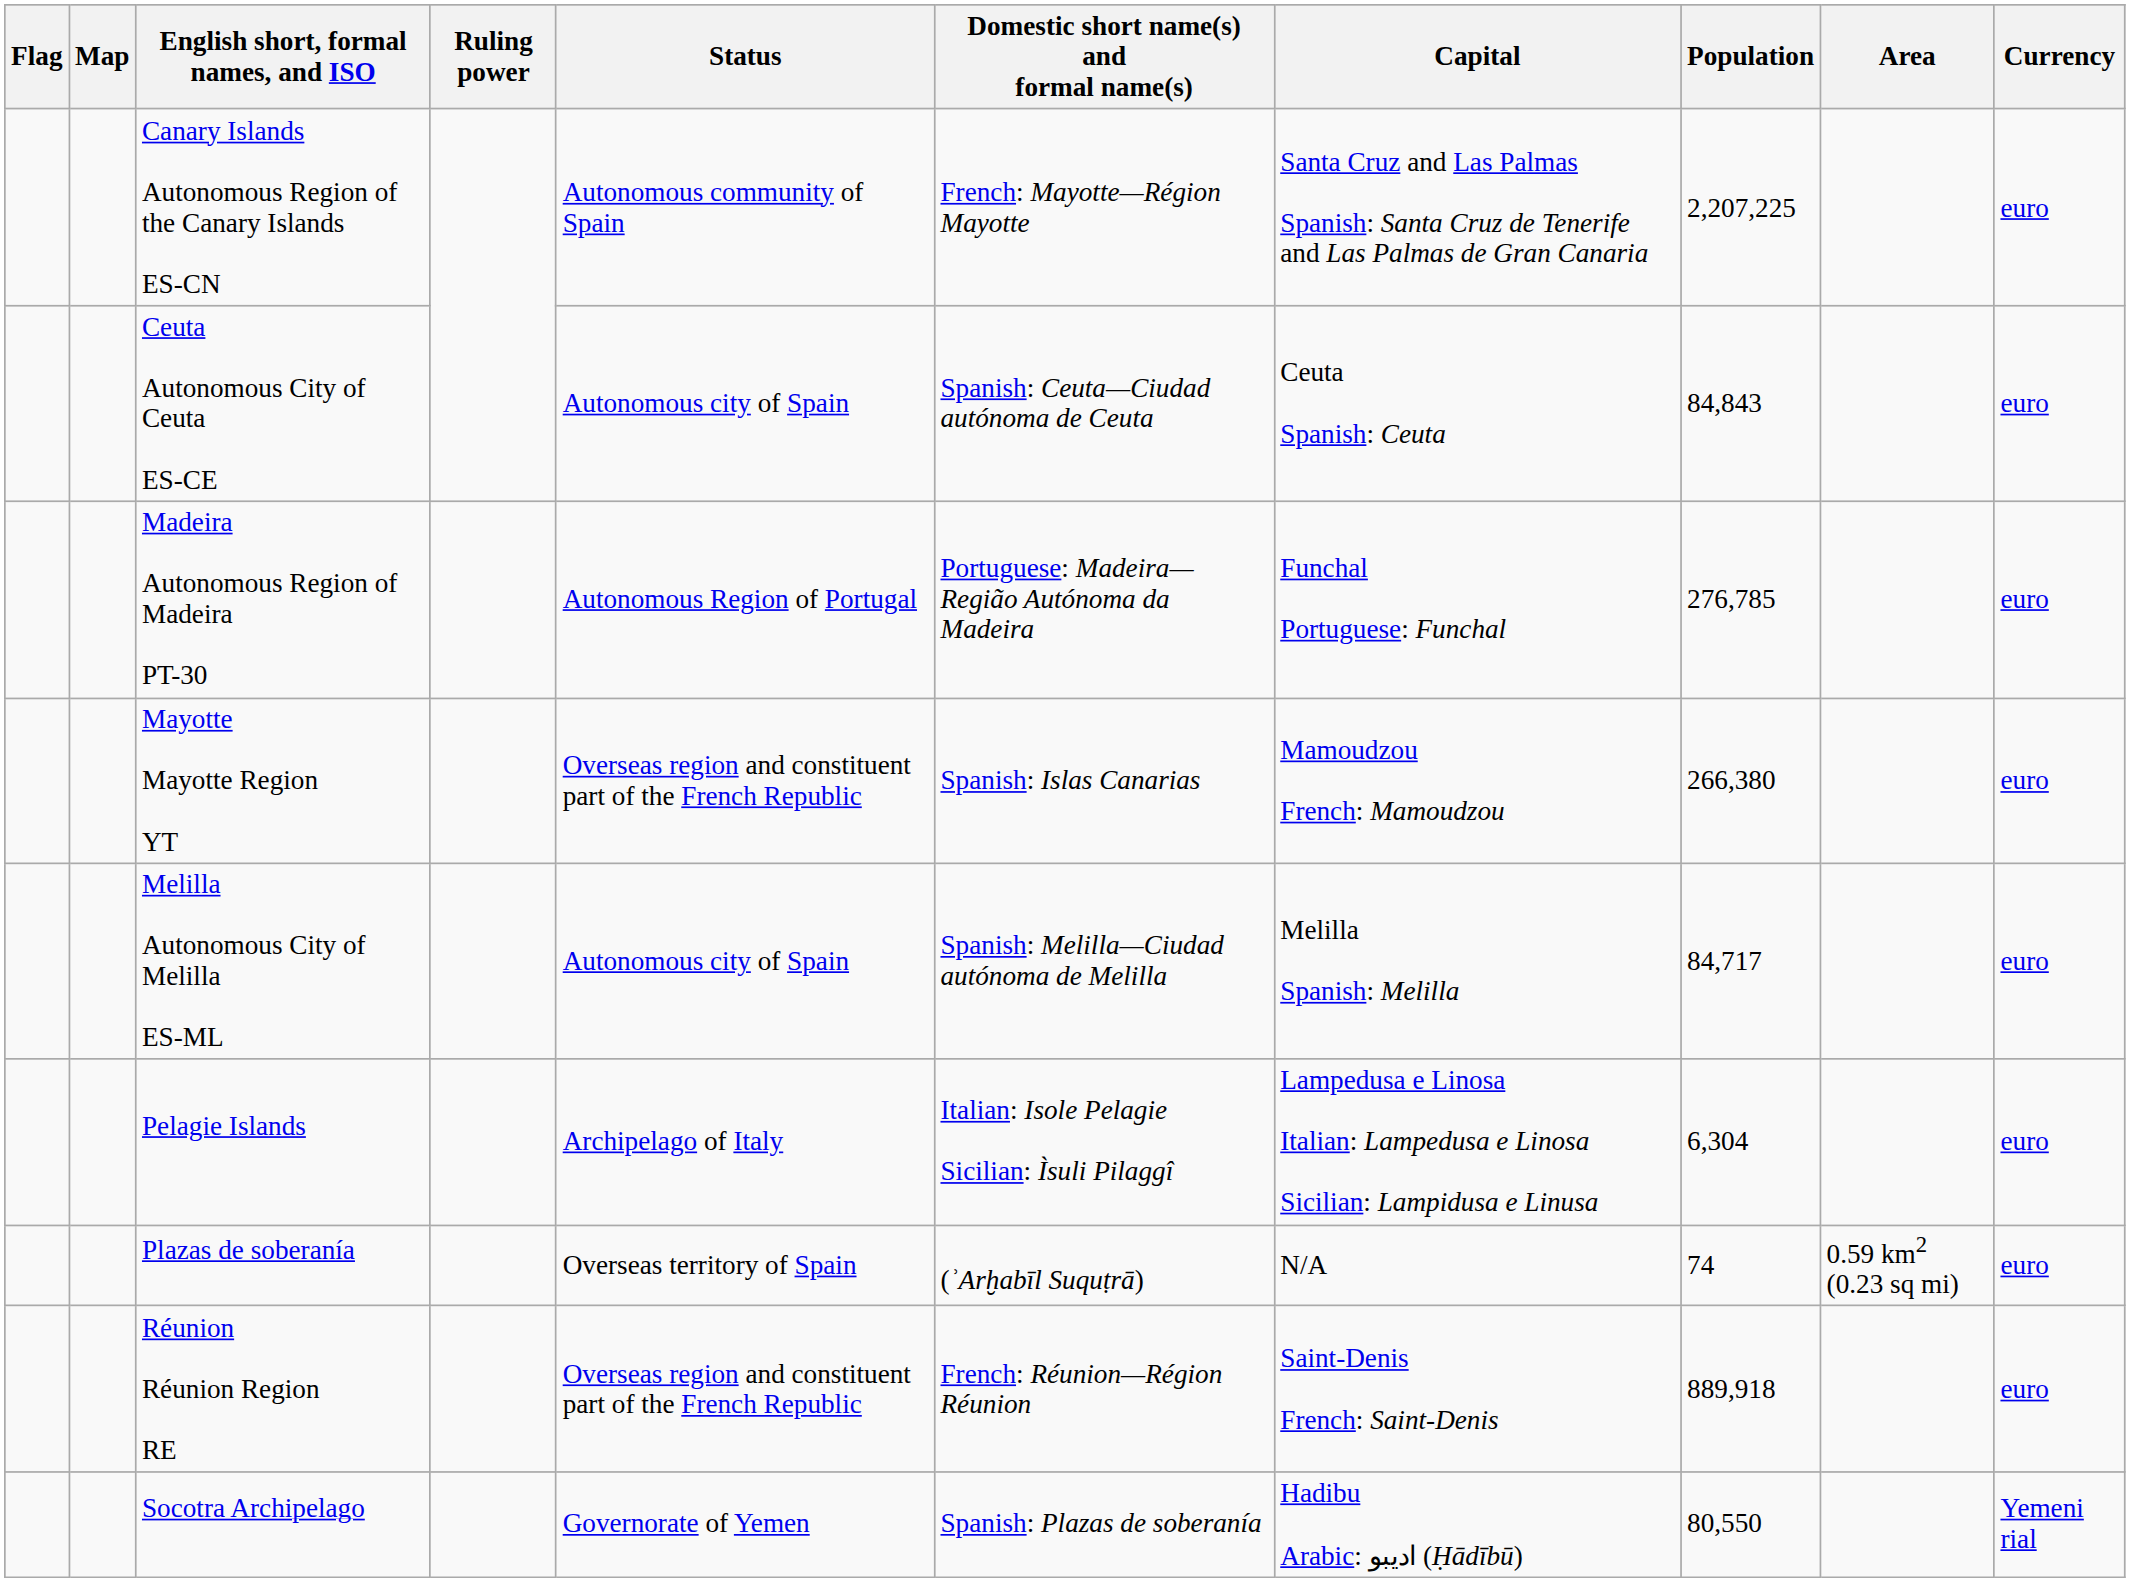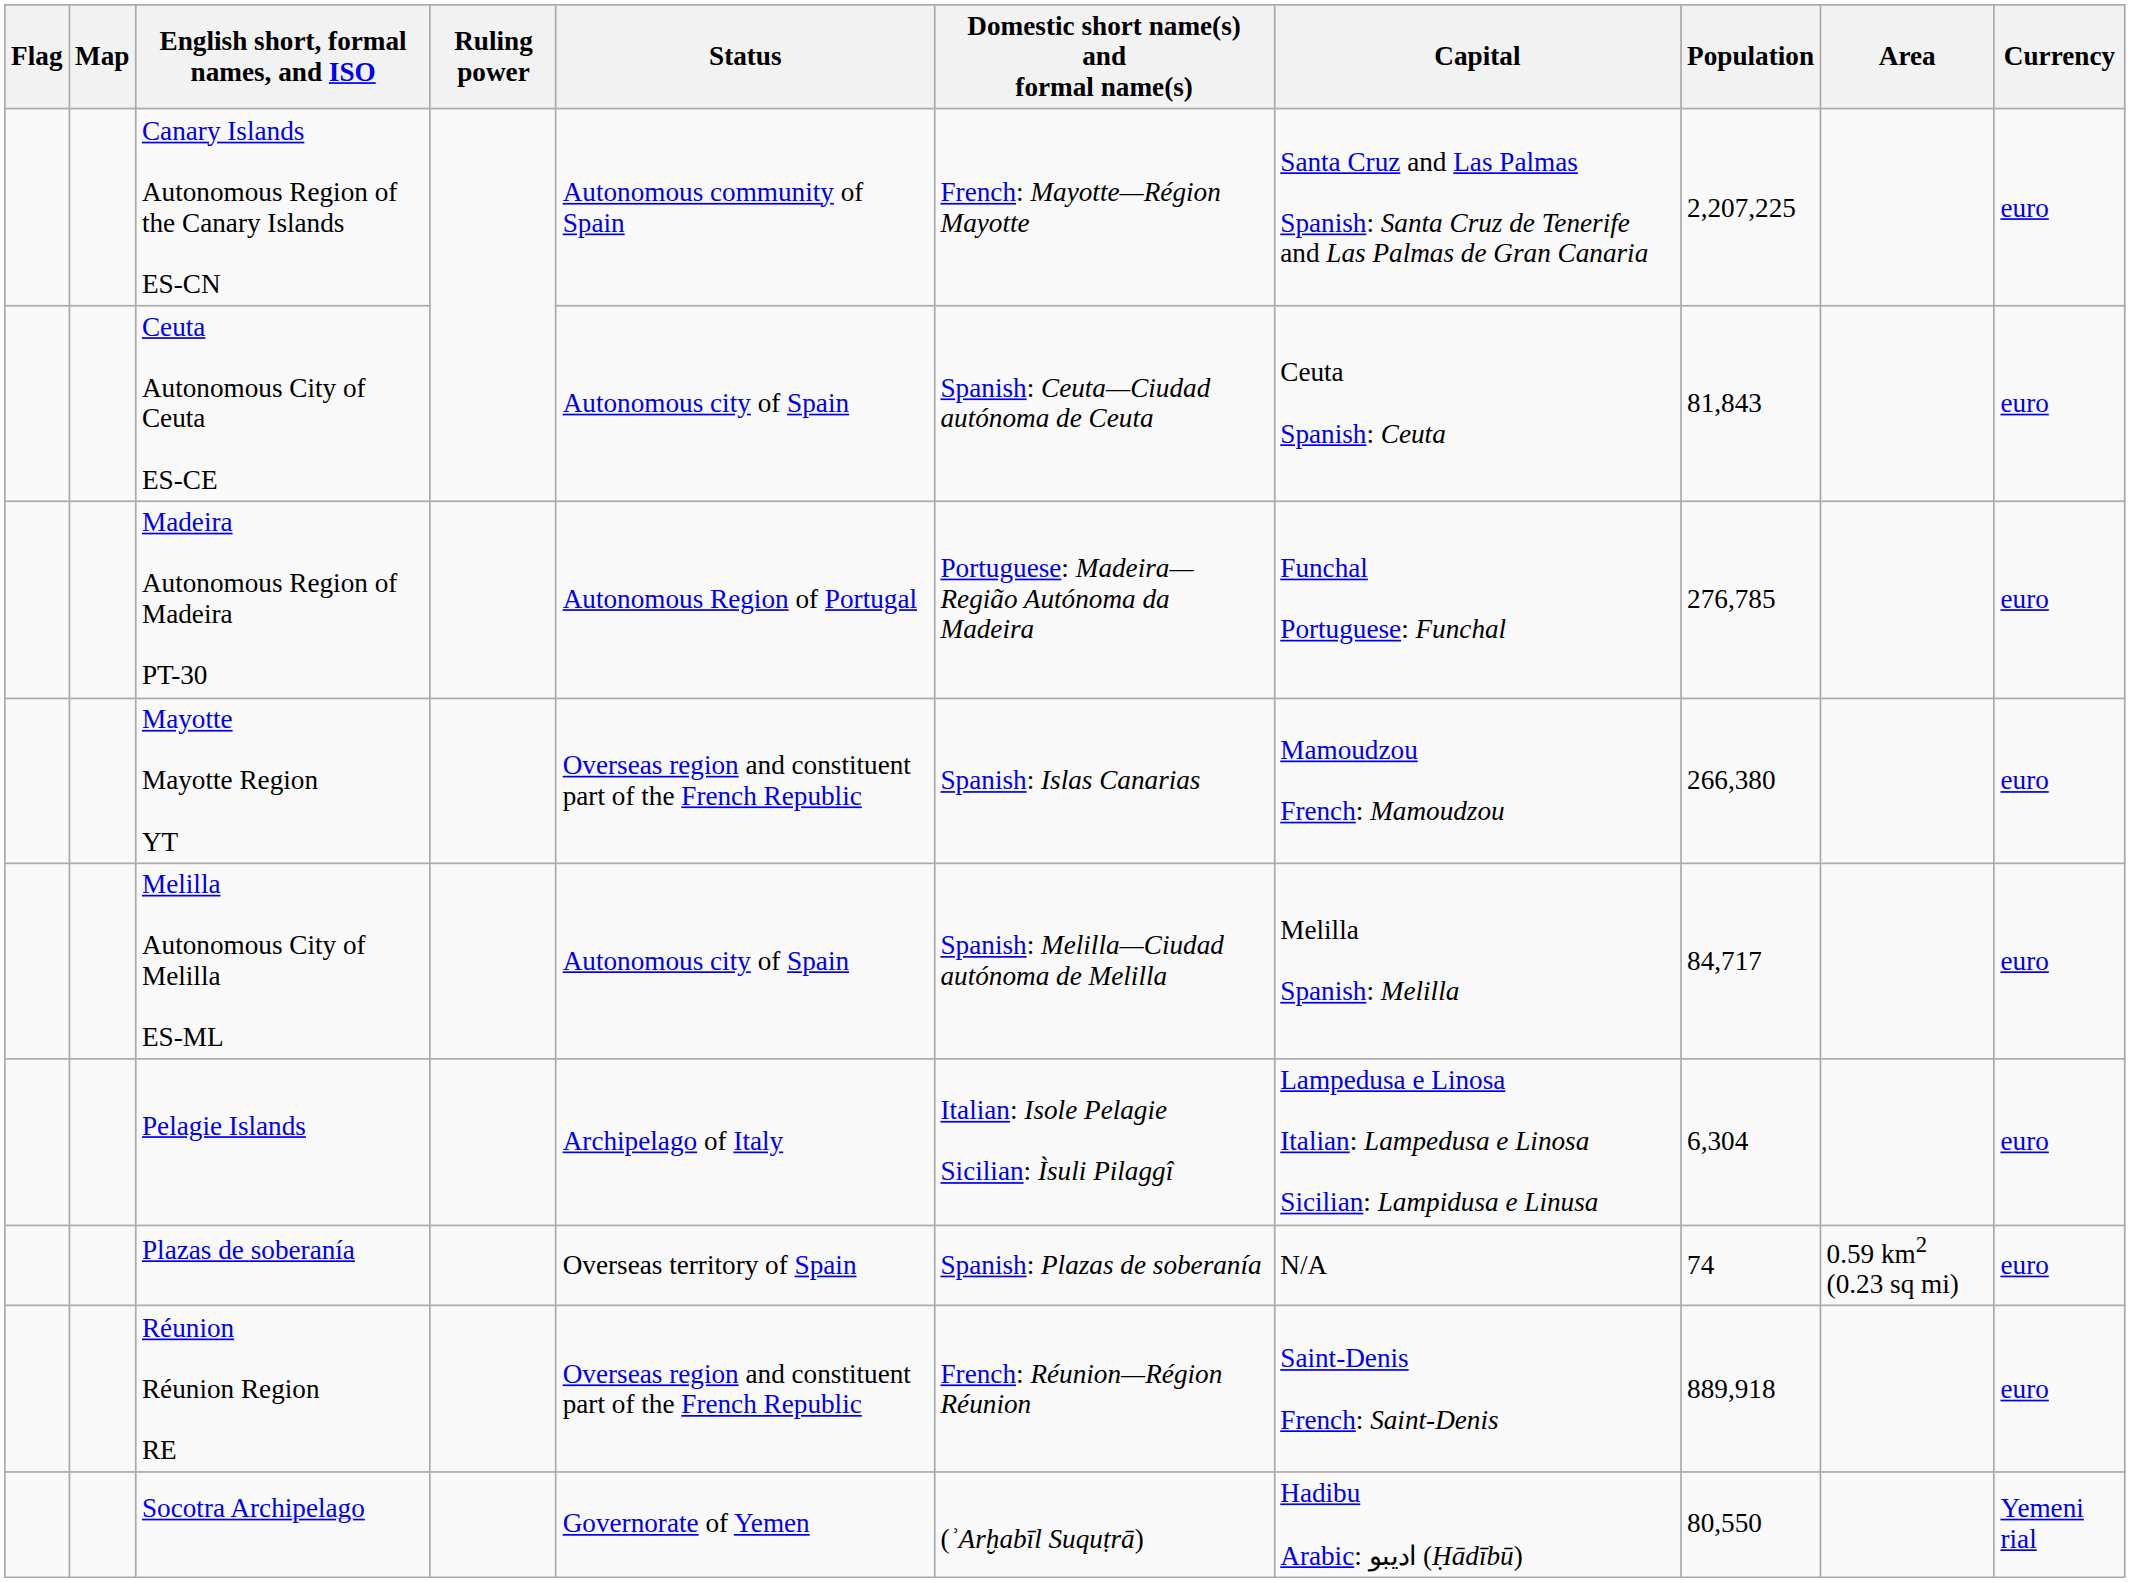(1724, 403) 84,843 -> (1724, 403) 81,843
(1042, 1280) (ʾArḫabīl Suquṭrā) -> (1101, 1264) Spanish: Plazas de soberanía
(1101, 1524) Spanish: Plazas de soberanía -> (1042, 1539) (ʾArḫabīl Suquṭrā)
